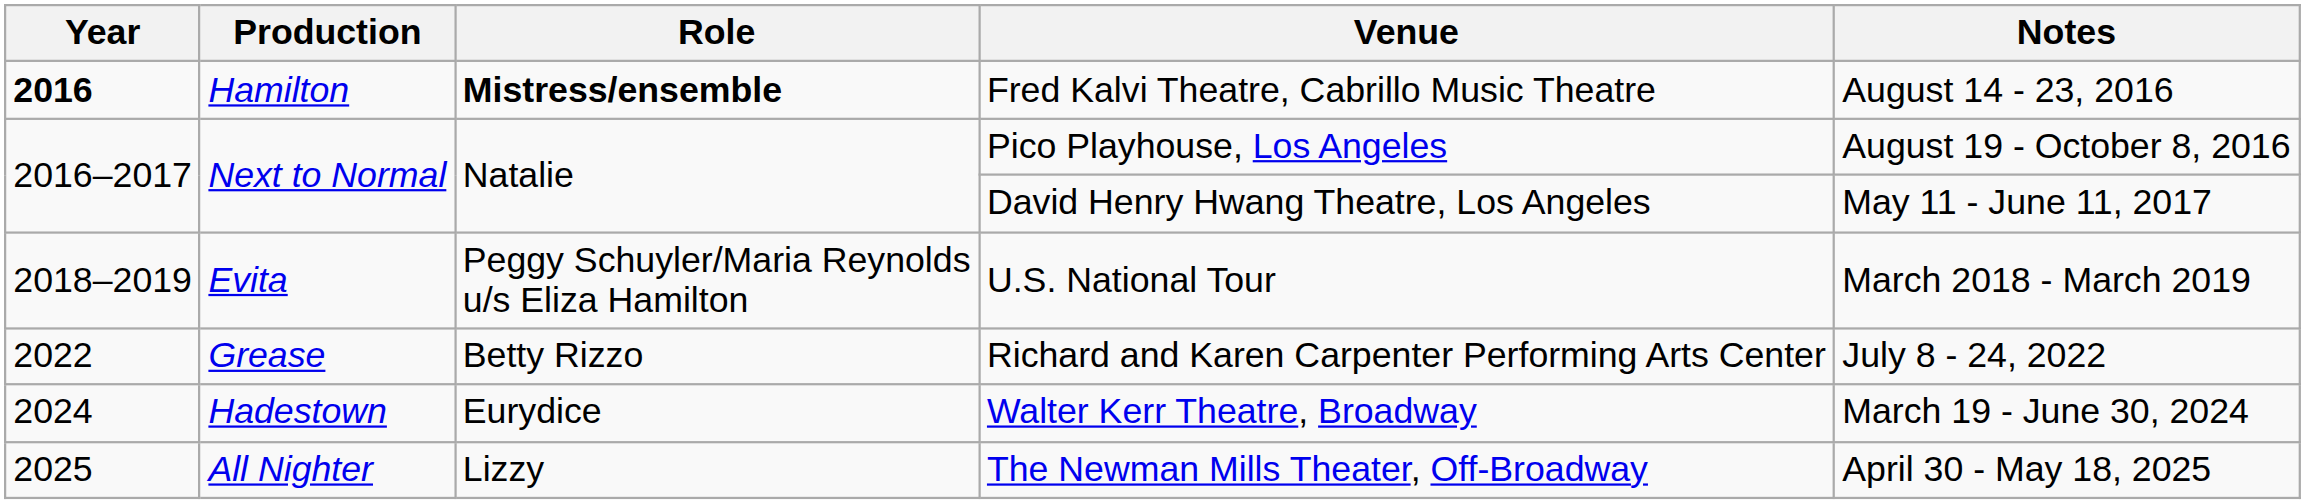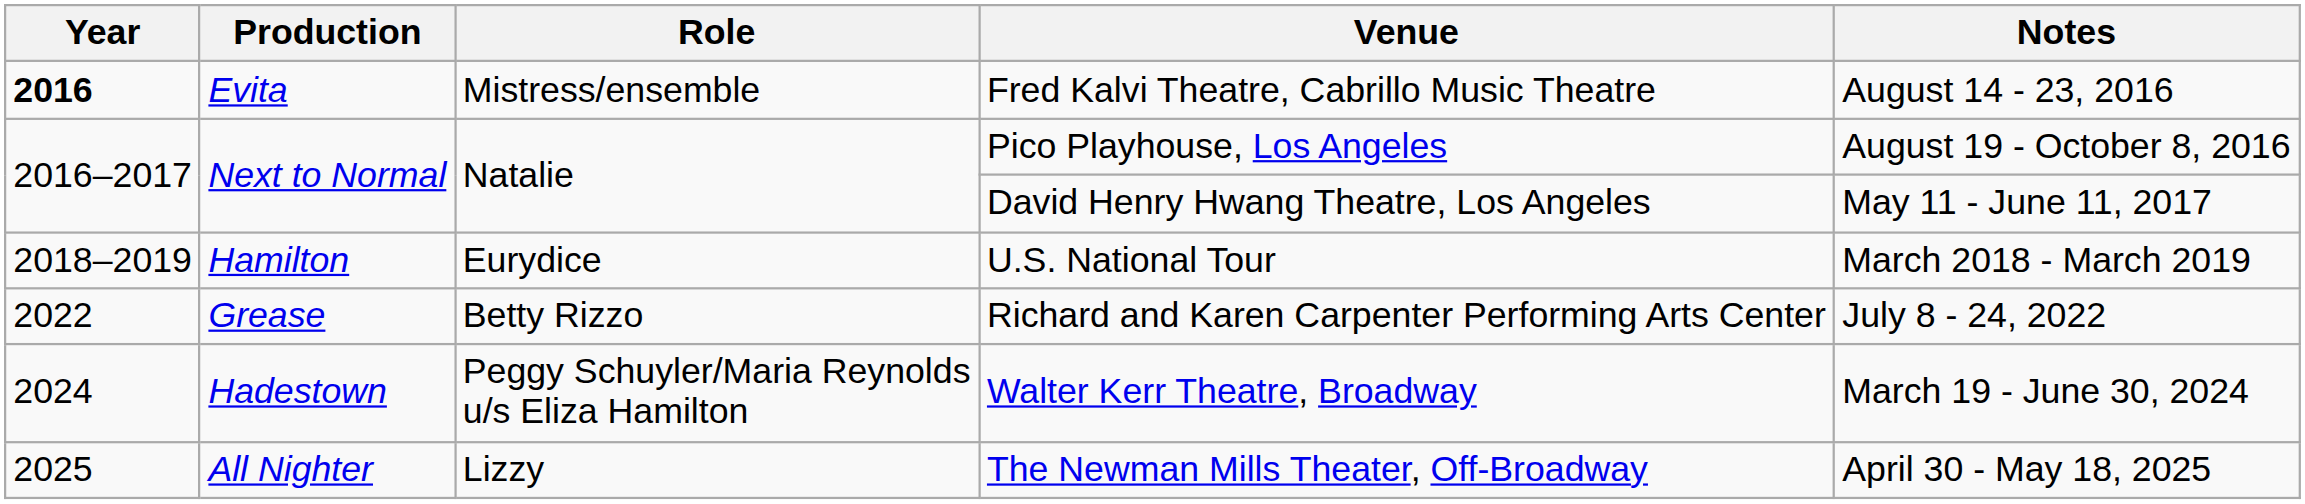(279, 89) Hamilton -> (248, 89) Evita
(622, 89) bold -> (612, 89) normal
(248, 279) Evita -> (279, 259) Hamilton
(717, 279) Peggy Schuyler/Maria Reynolds u/s Eliza Hamilton -> (532, 259) Eurydice
(532, 412) Eurydice -> (717, 392) Peggy Schuyler/Maria Reynolds u/s Eliza Hamilton
